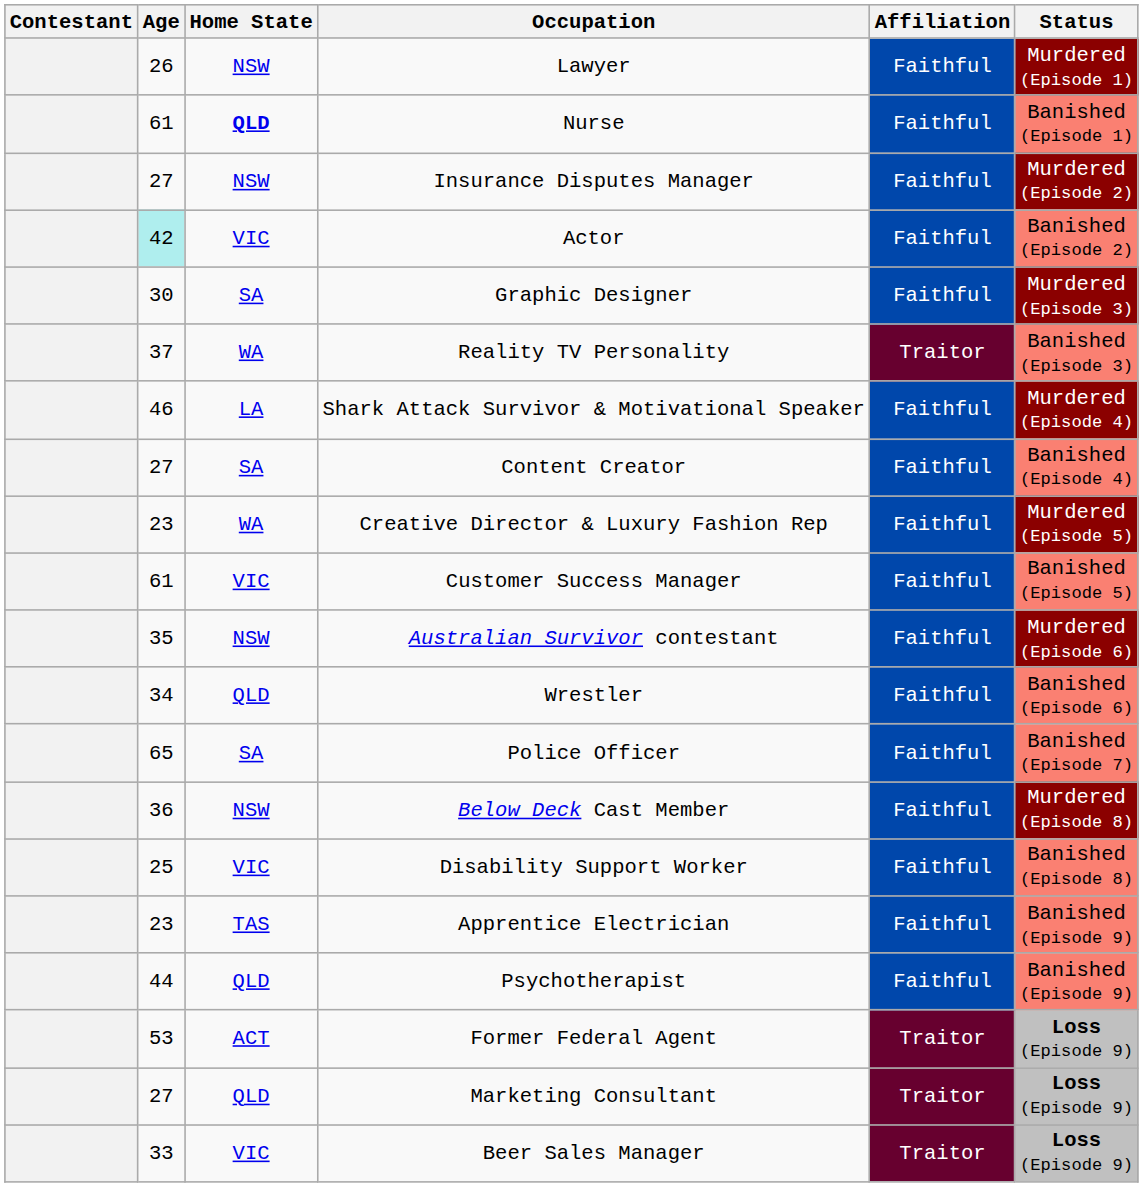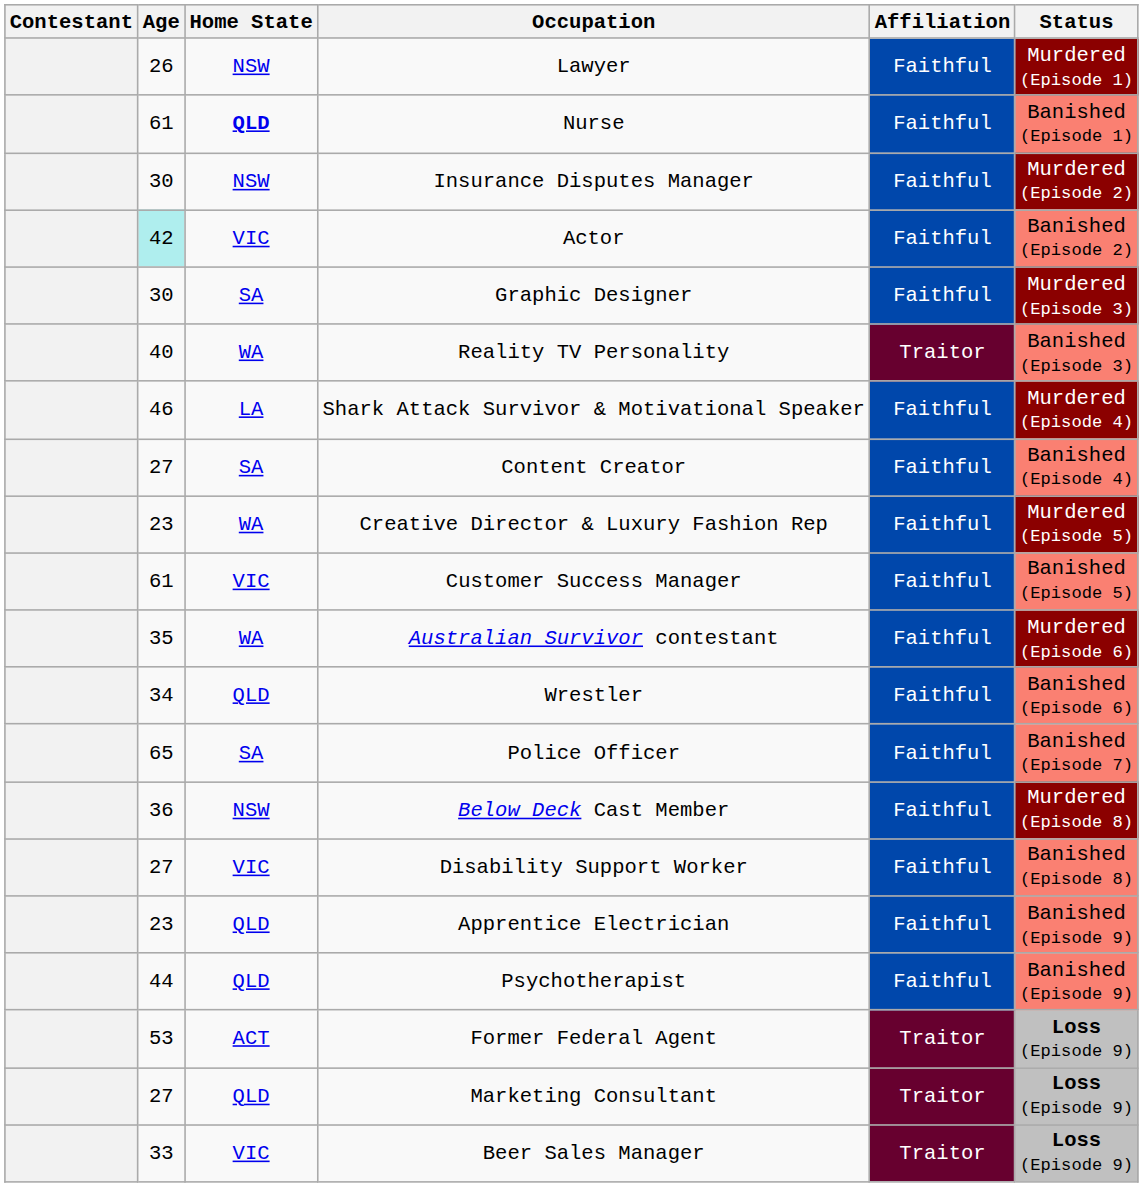(161, 181) 27 -> (161, 181) 30
(161, 353) 37 -> (161, 353) 40
(251, 639) NSW -> (251, 639) WA
(161, 867) 25 -> (161, 867) 27
(251, 924) TAS -> (251, 924) QLD
